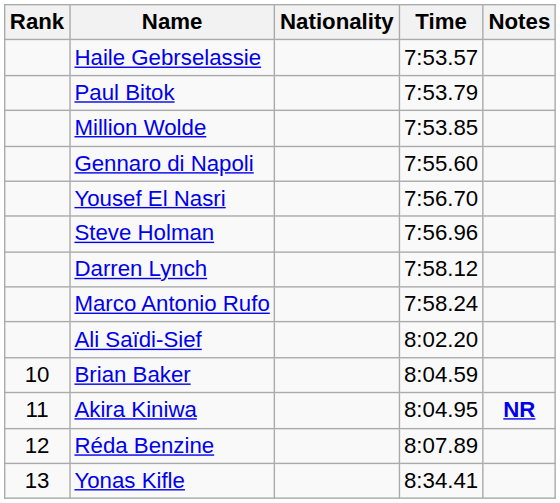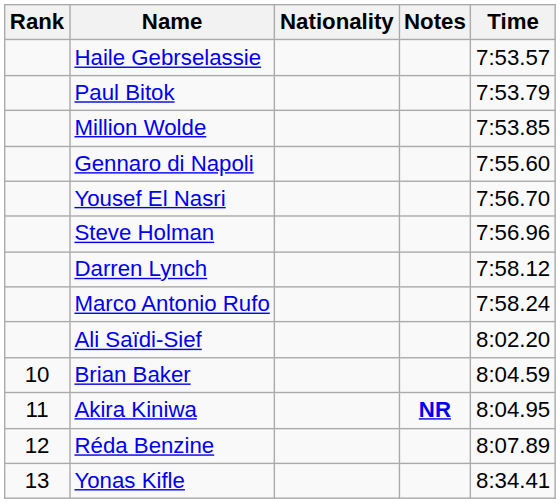columns swapped: (441, 22) <-> (519, 22)
